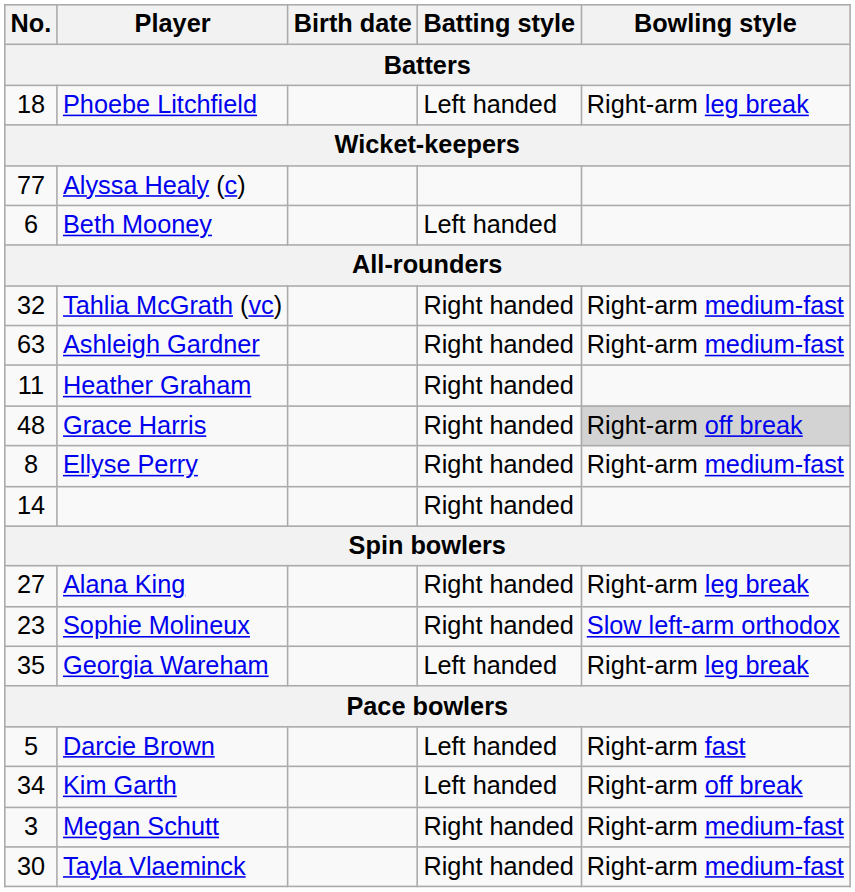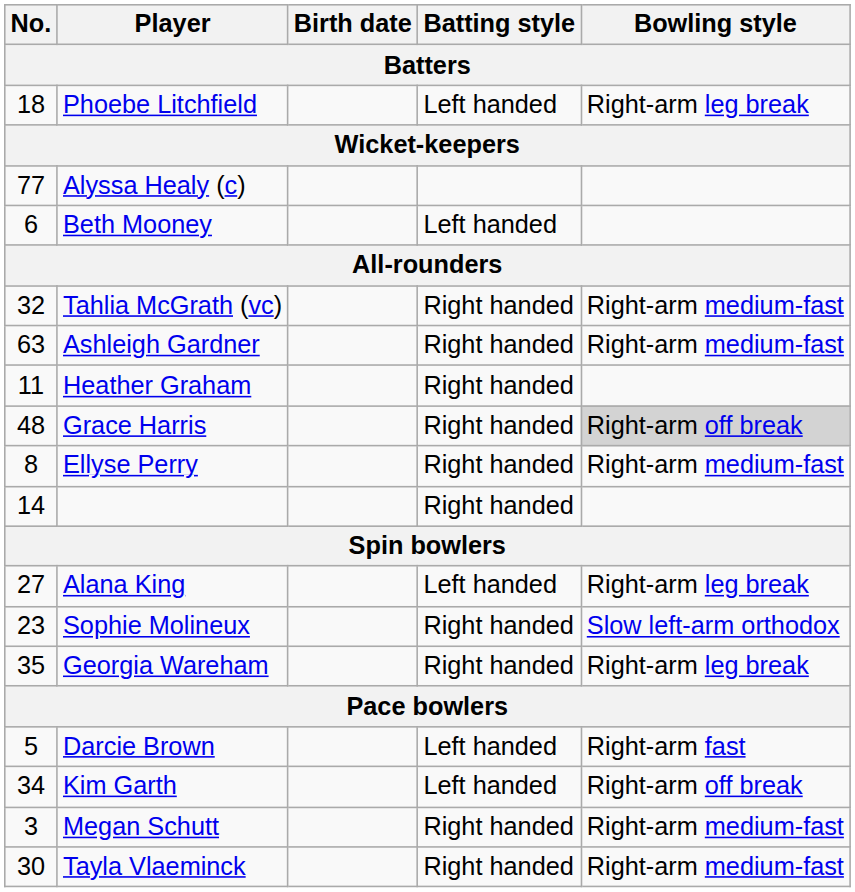(499, 585) Right handed -> (490, 585) Left handed
(490, 666) Left handed -> (499, 666) Right handed
